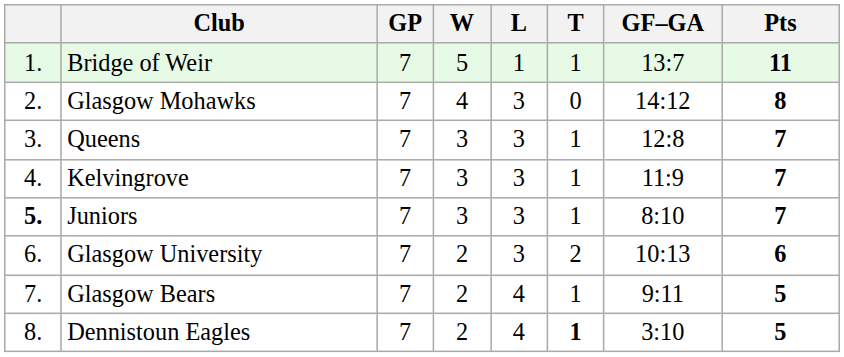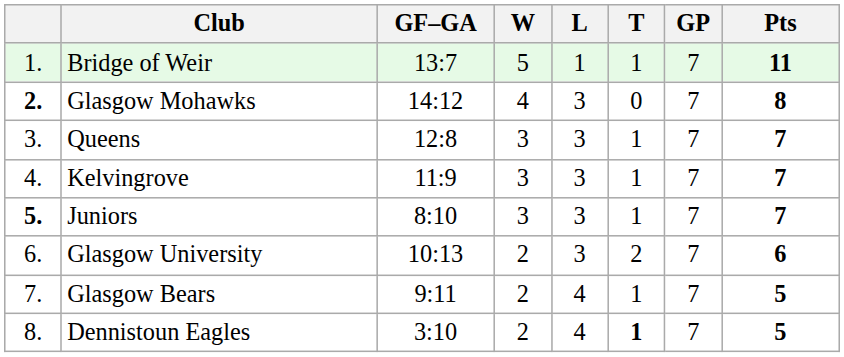columns swapped: (405, 23) <-> (663, 23)
(33, 100) normal -> (33, 100) bold
